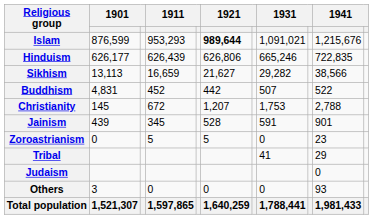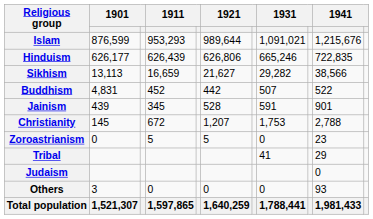(222, 40) bold -> (222, 40) normal
rows swapped: (47, 123) <-> (47, 106)
